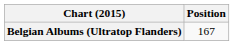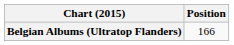(206, 31) 167 -> (206, 31) 166
